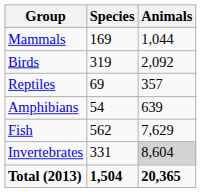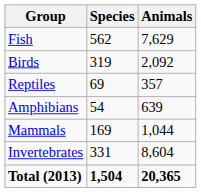rows swapped: (37, 39) <-> (20, 130)
(157, 153) lightgrey background -> (157, 153) no background
